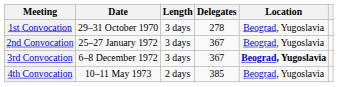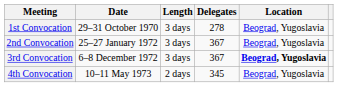(217, 74) 385 -> (217, 74) 345
